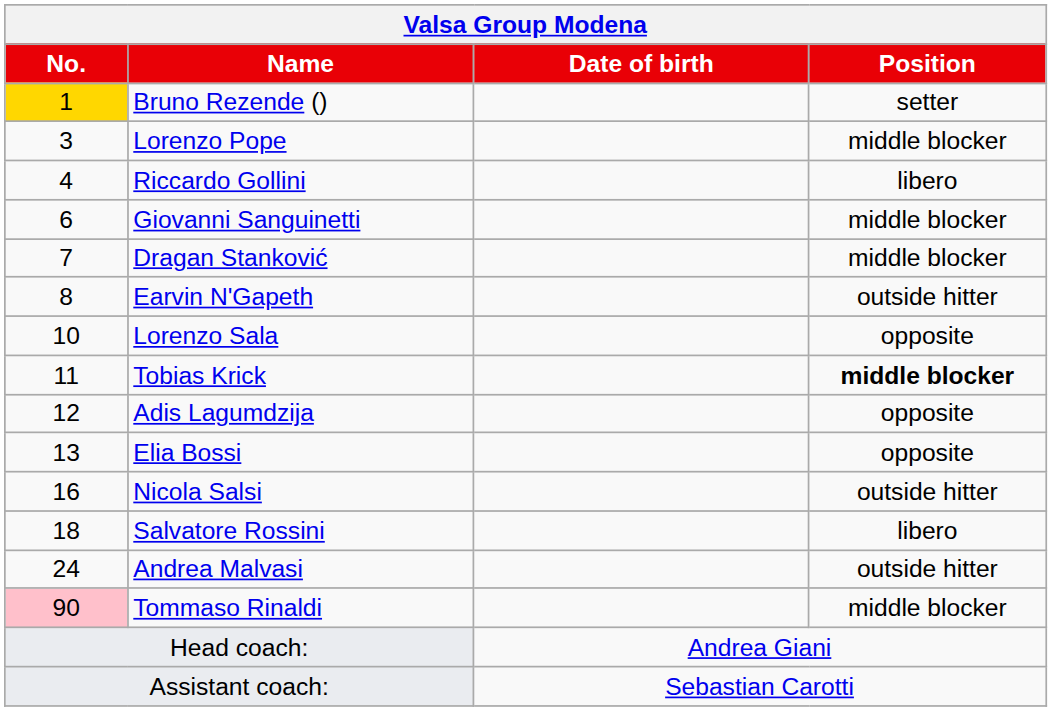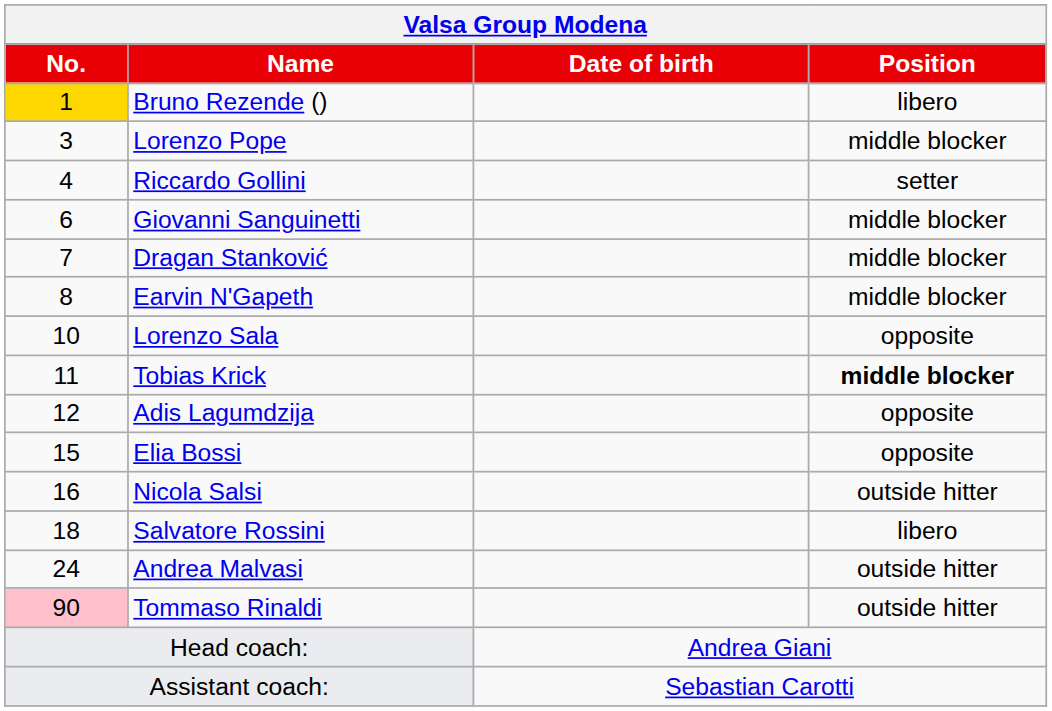(927, 103) setter -> (927, 103) libero
(927, 180) libero -> (927, 180) setter
(927, 297) outside hitter -> (927, 297) middle blocker
(66, 453) 13 -> (66, 453) 15
(927, 608) middle blocker -> (927, 608) outside hitter
